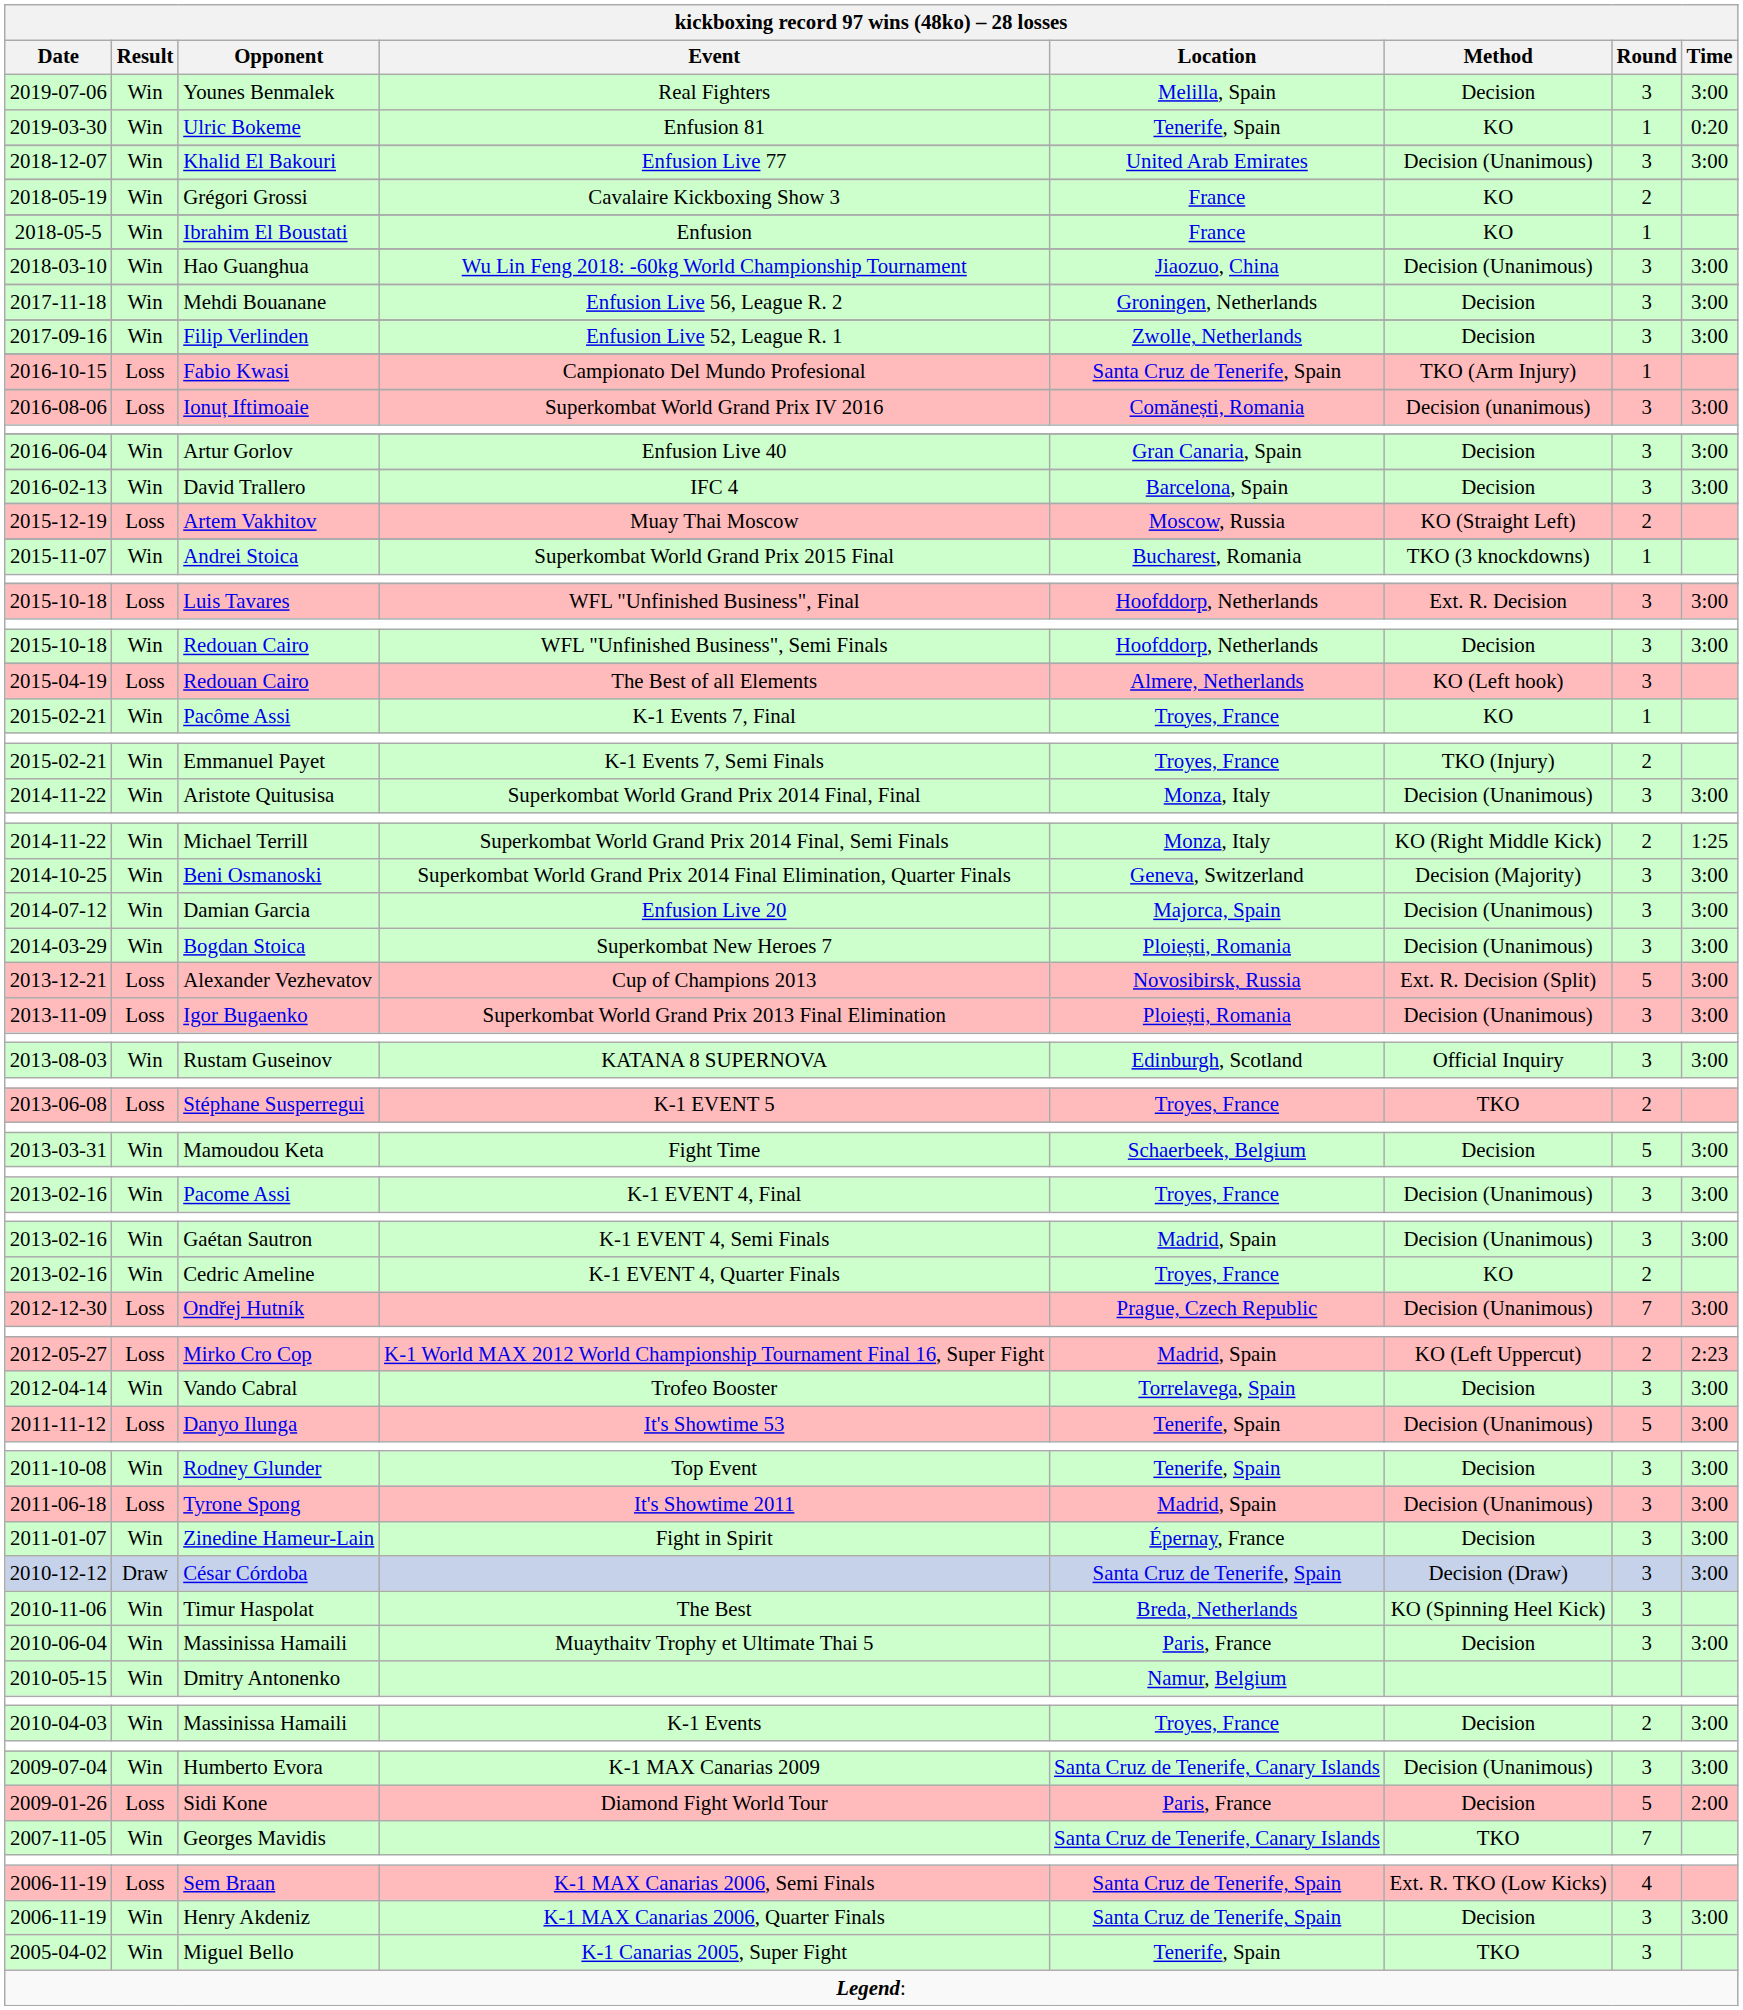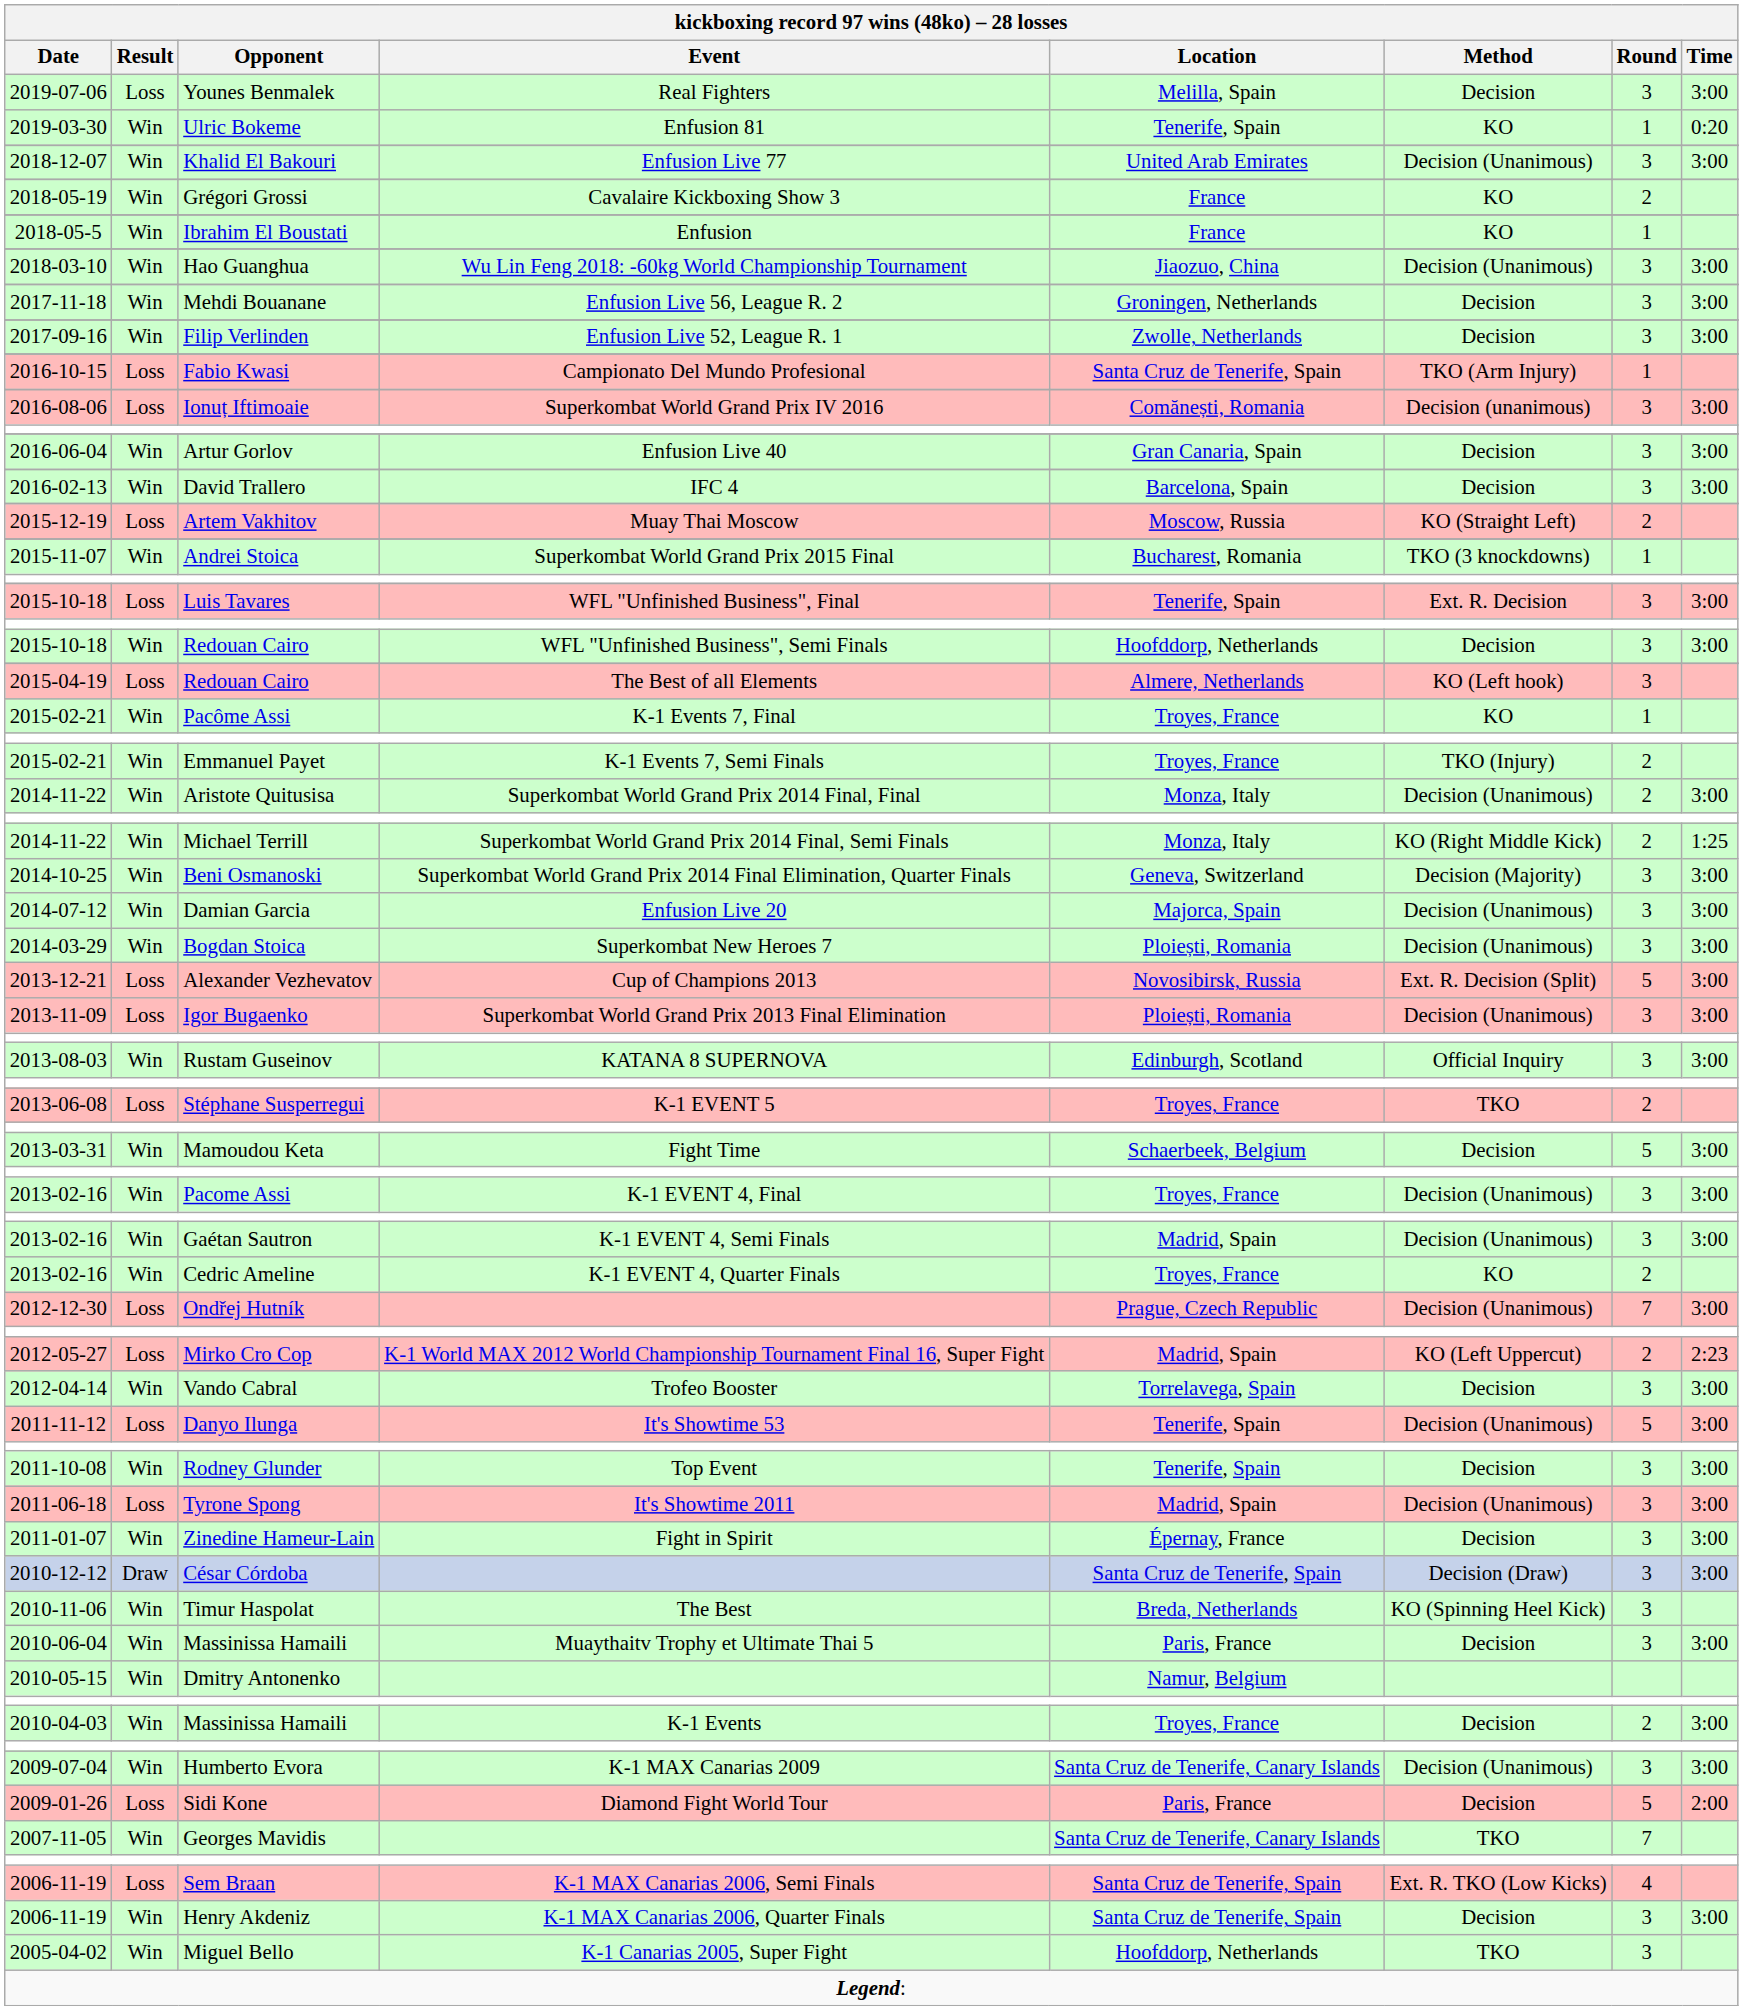(145, 91) Win -> (145, 91) Loss
(1217, 601) Hoofddorp, Netherlands -> (1217, 601) Tenerife, Spain
(1647, 795) 3 -> (1647, 795) 2
(1217, 1952) Tenerife, Spain -> (1217, 1952) Hoofddorp, Netherlands
